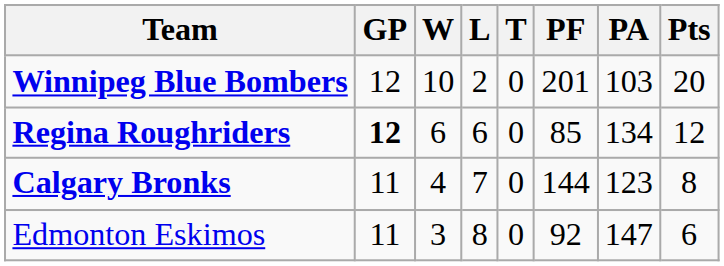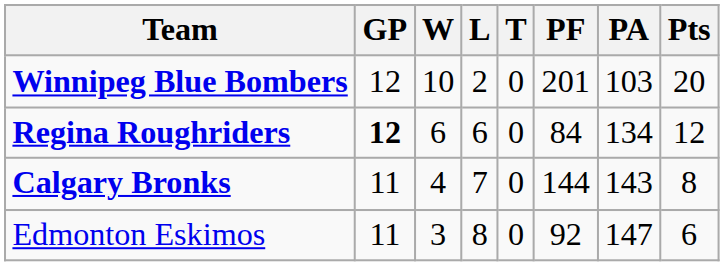(566, 132) 85 -> (566, 132) 84
(629, 183) 123 -> (629, 183) 143
